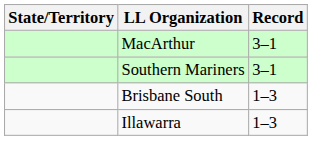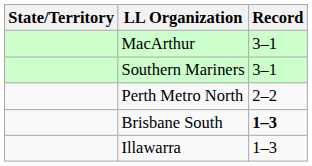+ row: (182, 95)
(265, 95) normal -> (265, 122) bold
